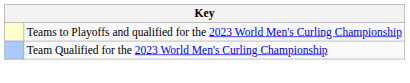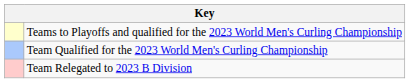+ row: (109, 68)
